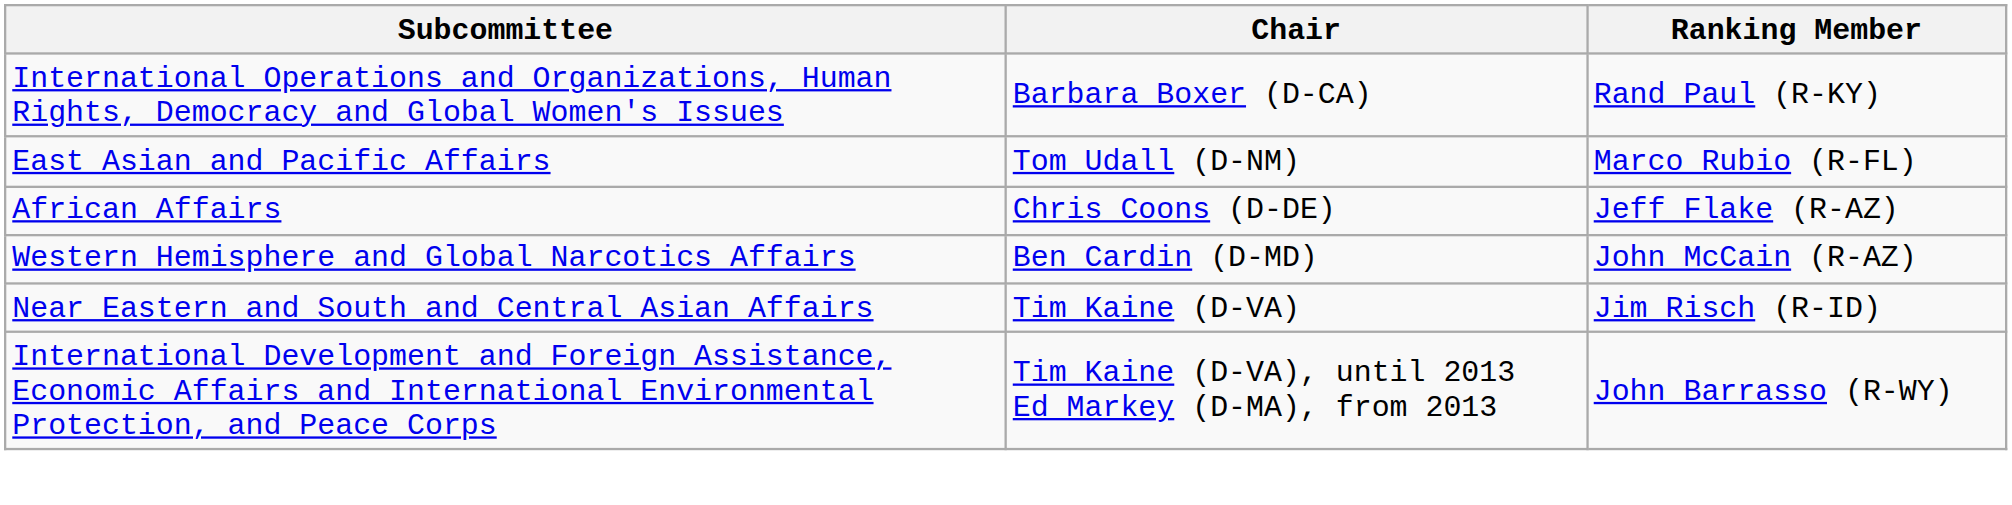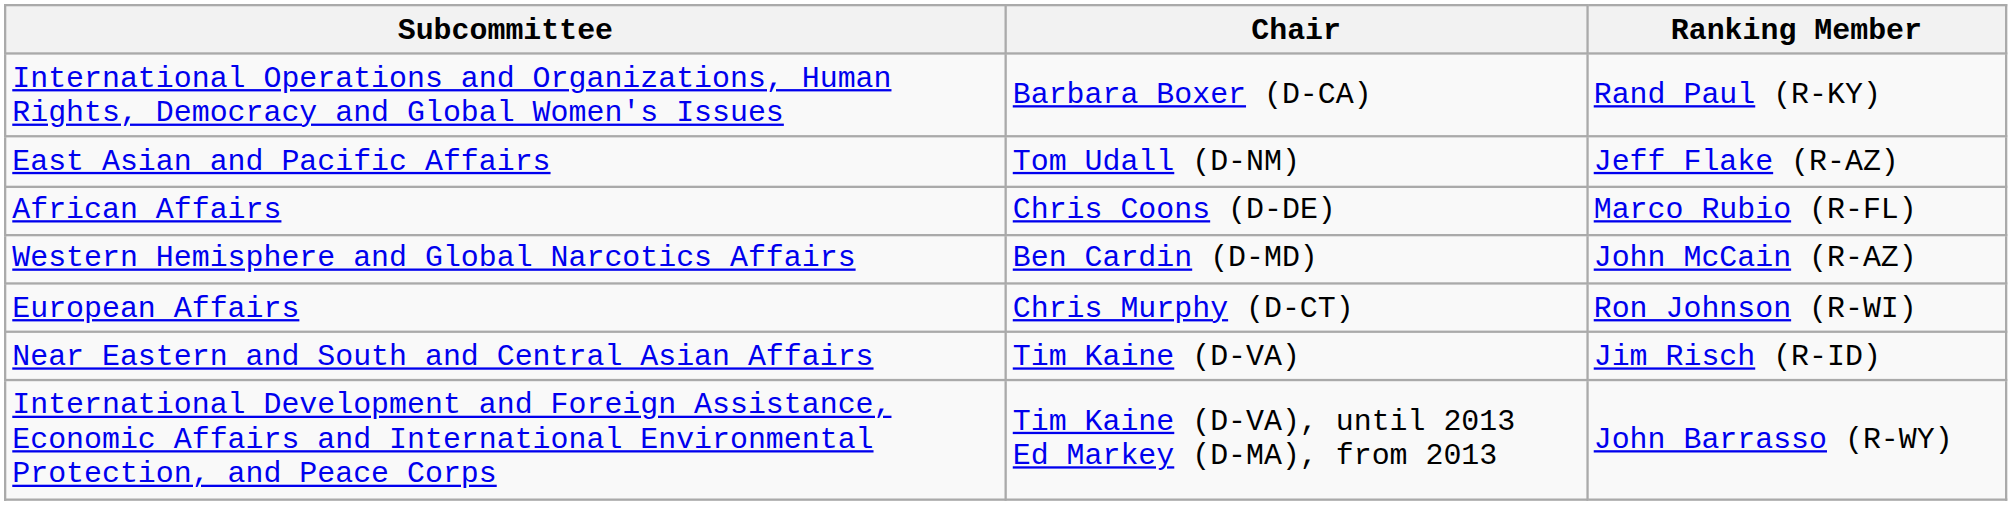(1755, 161) Marco Rubio (R-FL) -> (1746, 161) Jeff Flake (R-AZ)
(1746, 210) Jeff Flake (R-AZ) -> (1755, 210) Marco Rubio (R-FL)
+ row: (156, 308)
